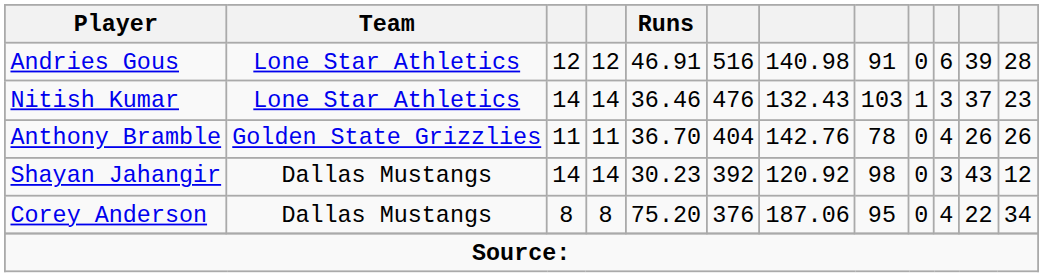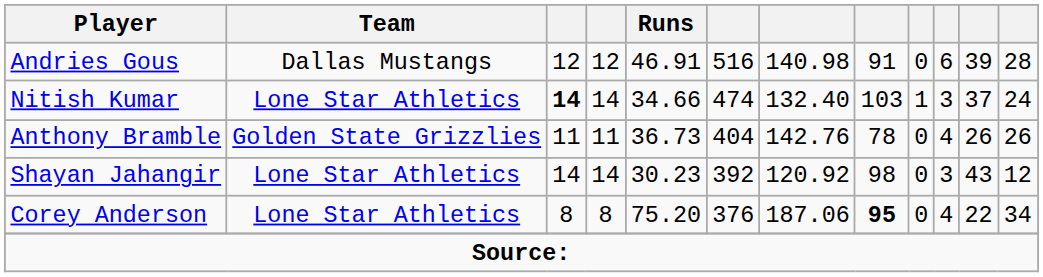(387, 62) Lone Star Athletics -> (387, 62) Dallas Mustangs
(566, 100) normal -> (566, 100) bold
(666, 100) 36.46 -> (666, 100) 34.66
(733, 100) 476 -> (733, 100) 474
(808, 100) 132.43 -> (808, 100) 132.40
(1018, 100) 23 -> (1018, 100) 24
(666, 138) 36.70 -> (666, 138) 36.73
(387, 177) Dallas Mustangs -> (387, 177) Lone Star Athletics
(387, 215) Dallas Mustangs -> (387, 215) Lone Star Athletics
(882, 215) normal -> (882, 215) bold
